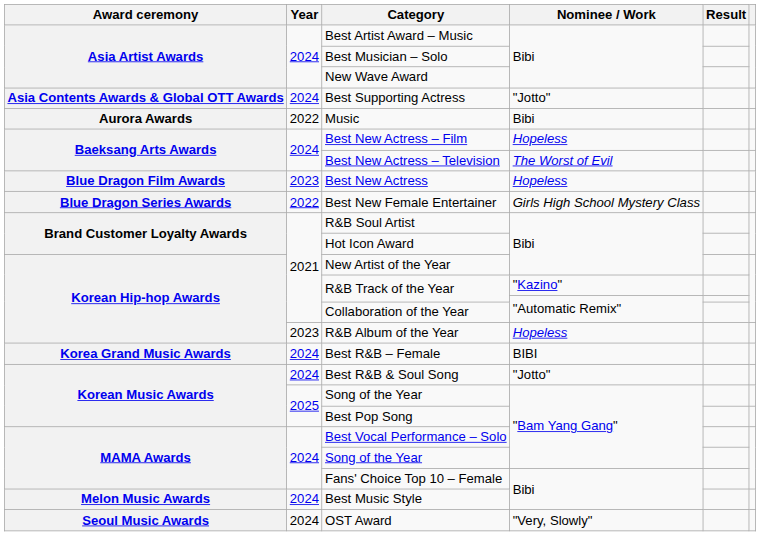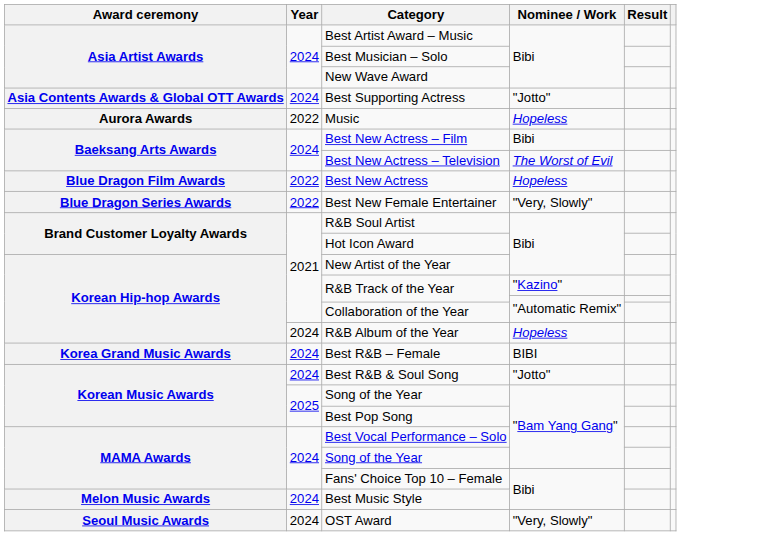(524, 118) Bibi -> (540, 118) Hopeless
(540, 139) Hopeless -> (524, 139) Bibi
(304, 181) 2023 -> (304, 181) 2022
(606, 202) Girls High School Mystery Class -> (553, 202) "Very, Slowly"
(304, 333) 2023 -> (304, 333) 2024
